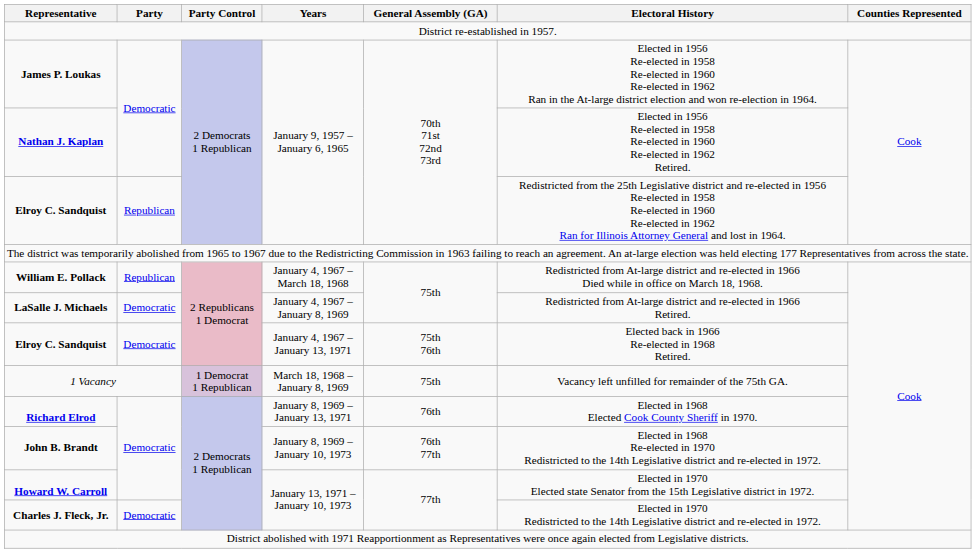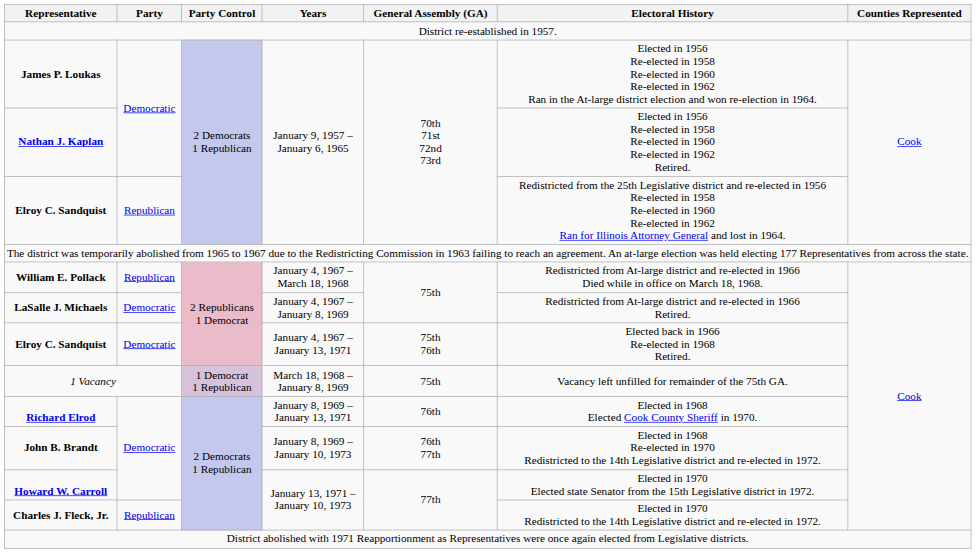(149, 515) Democratic -> (149, 515) Republican
